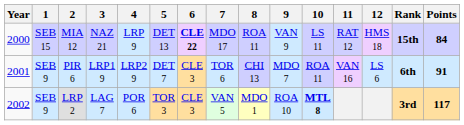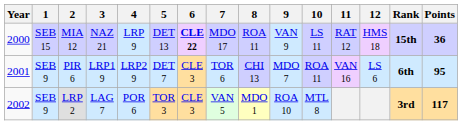(442, 39) 84 -> (440, 39) 36
(442, 71) 91 -> (440, 71) 95
(318, 104) bold -> (317, 104) normal
